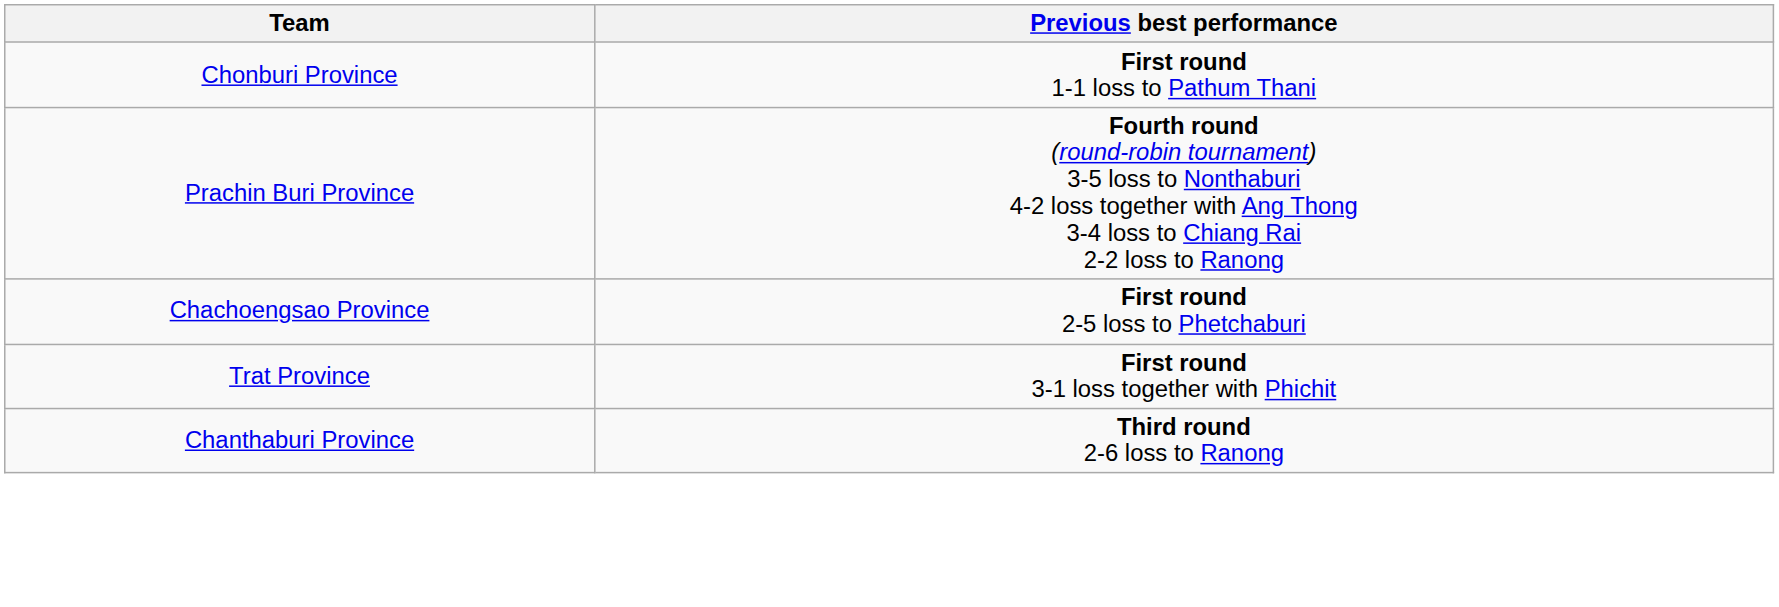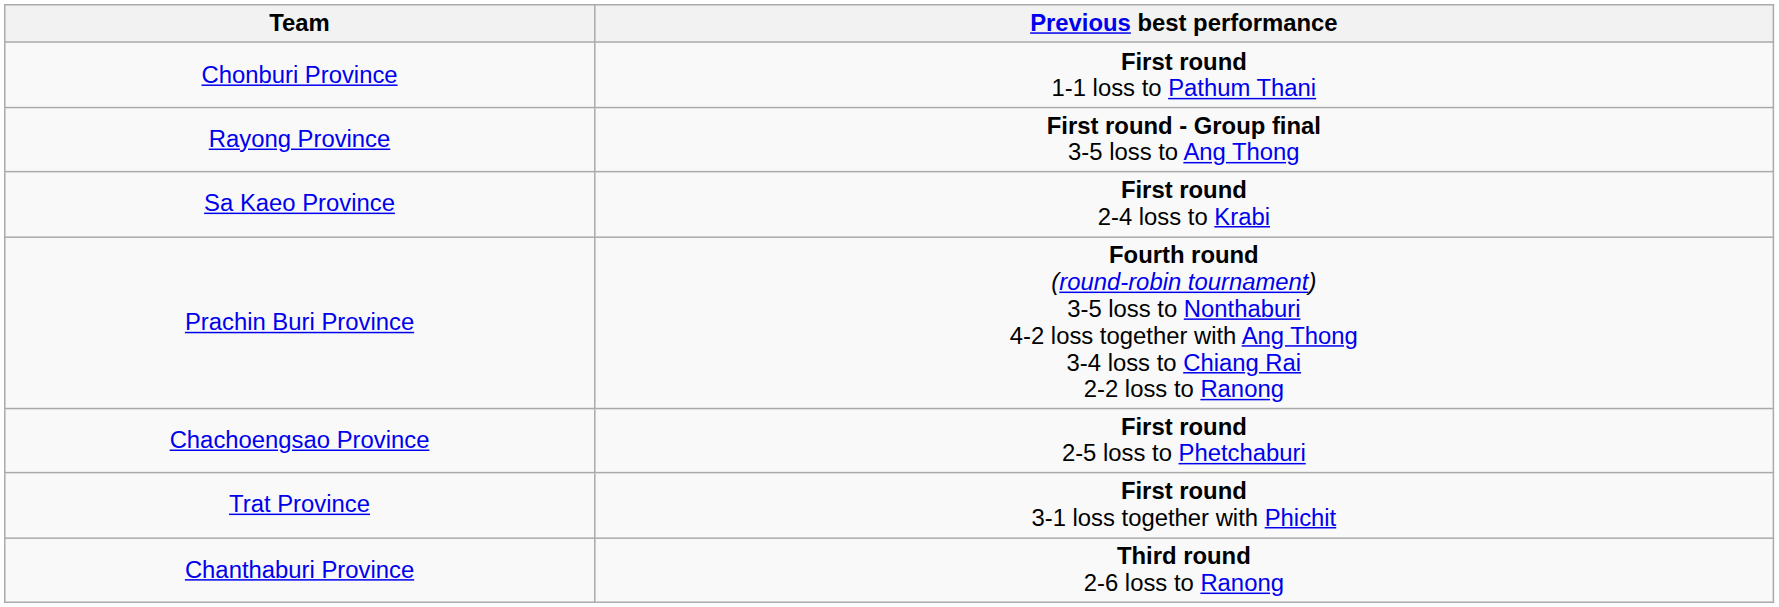+ row: (300, 139)
+ row: (300, 203)
